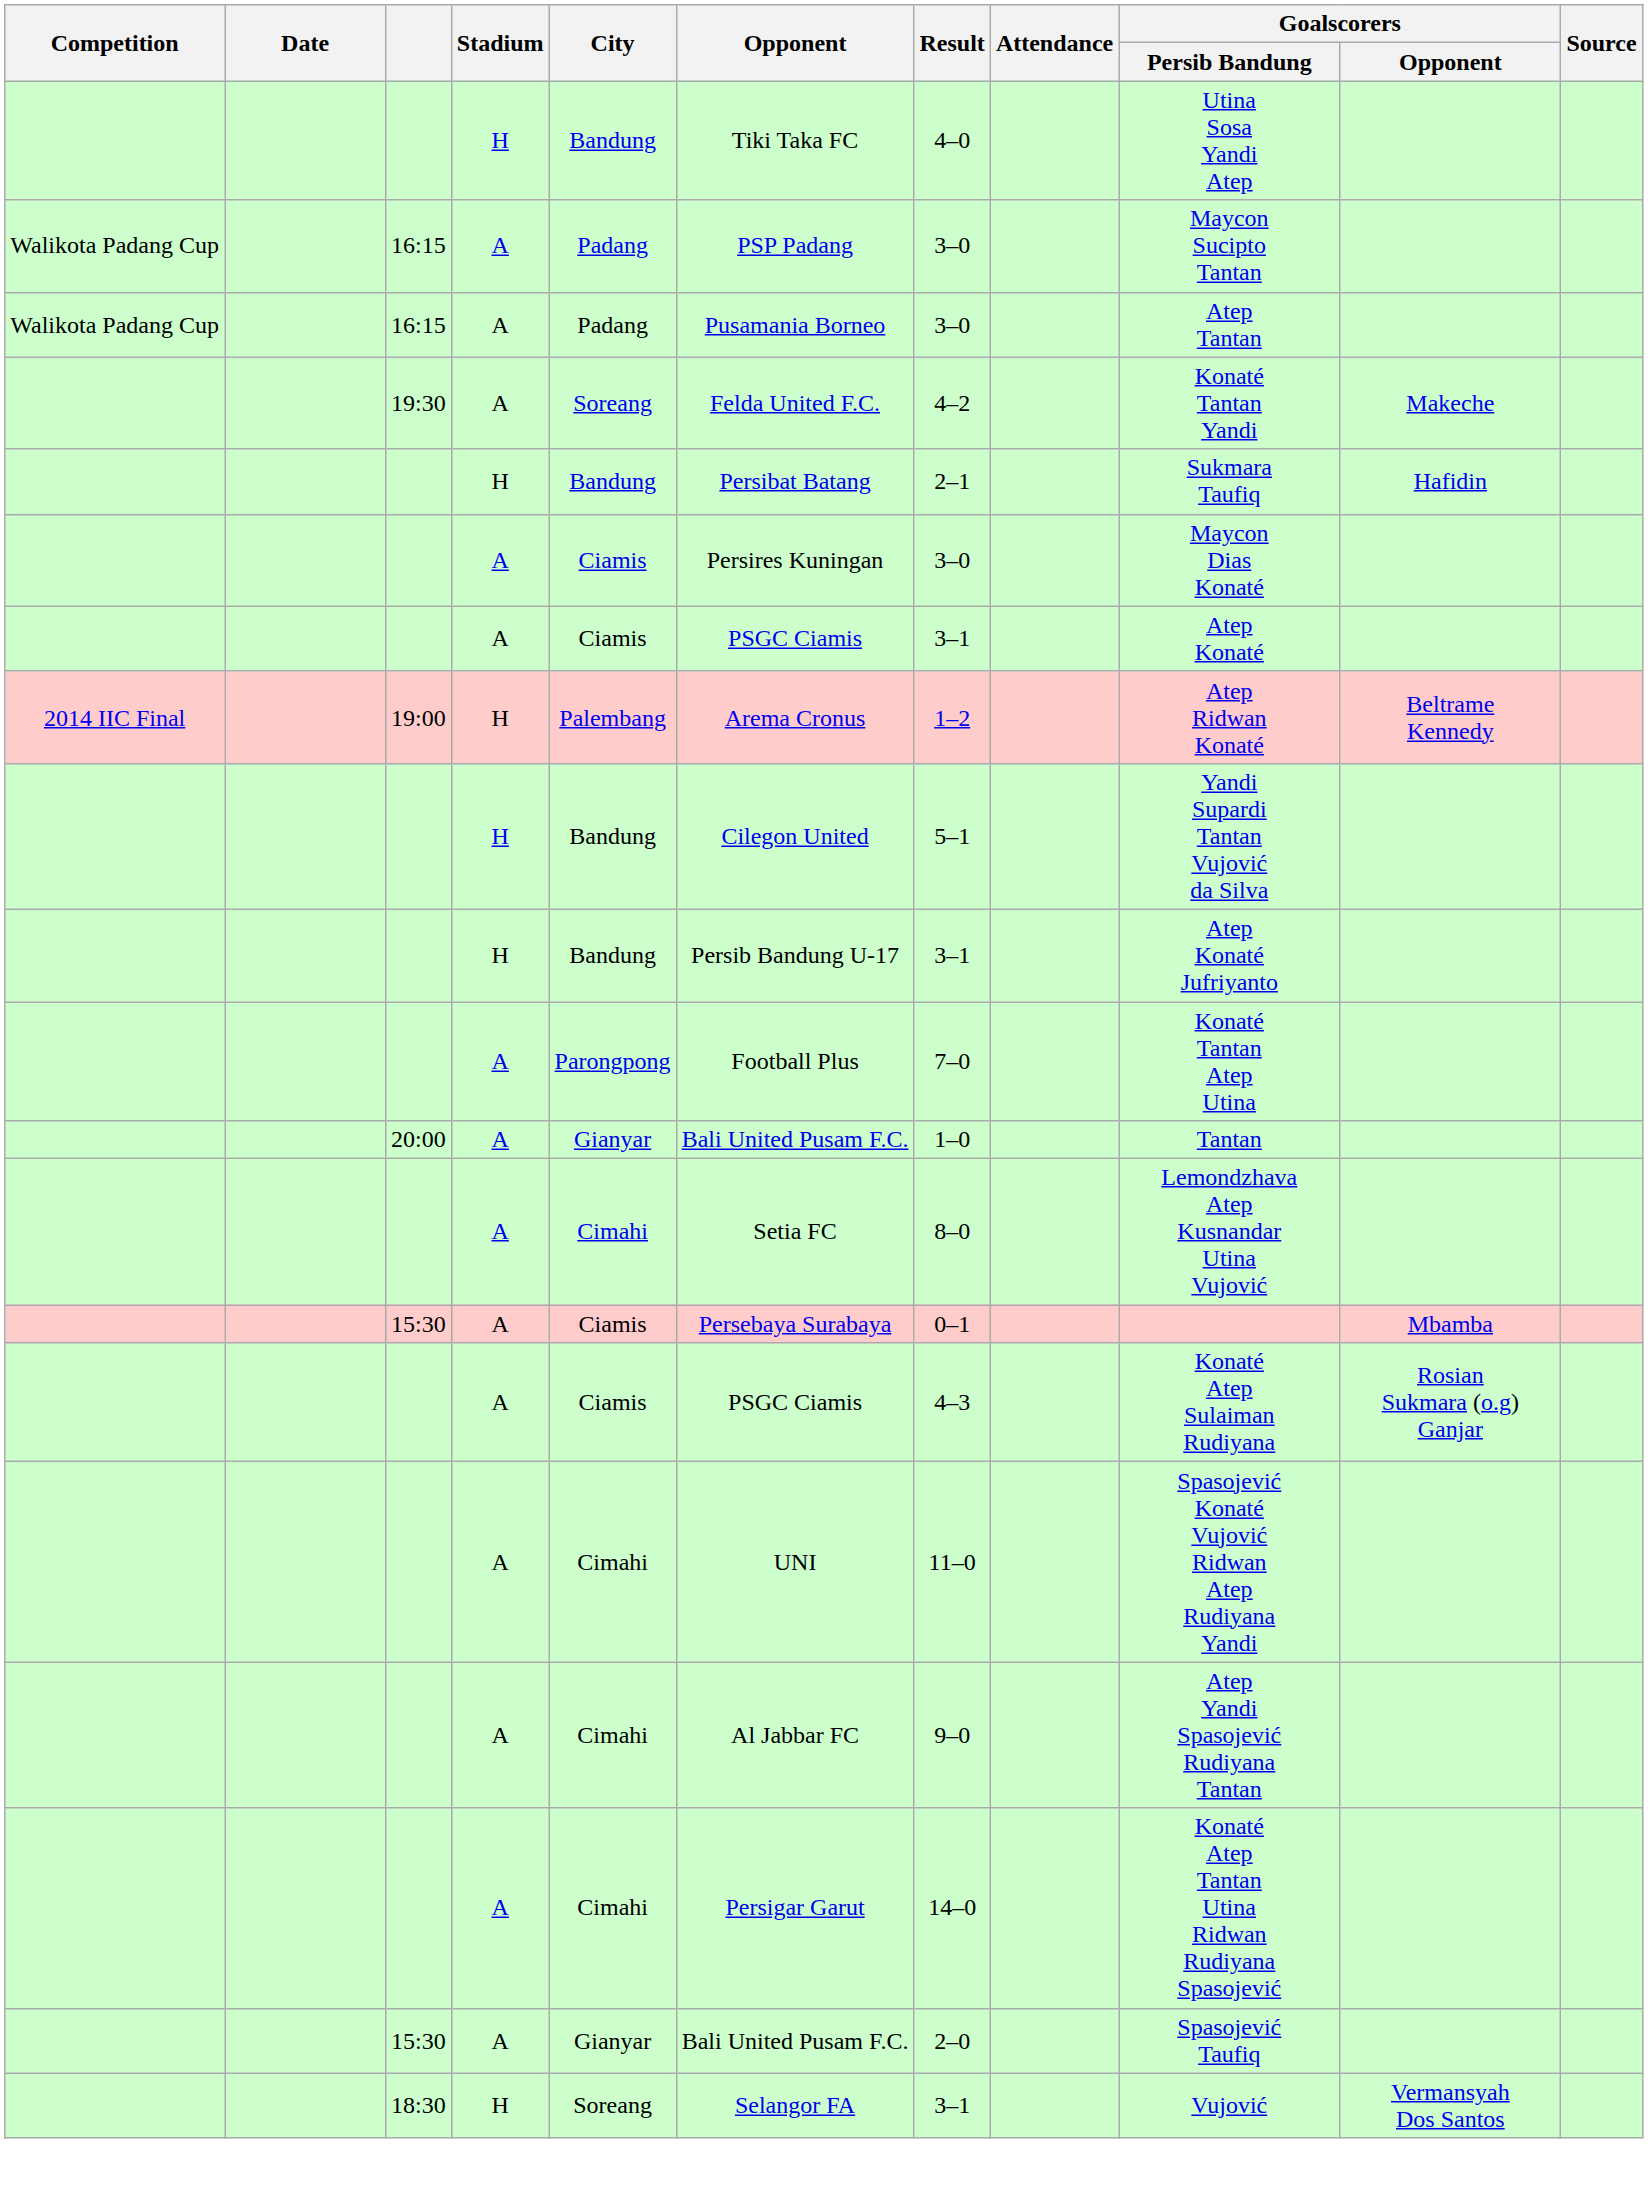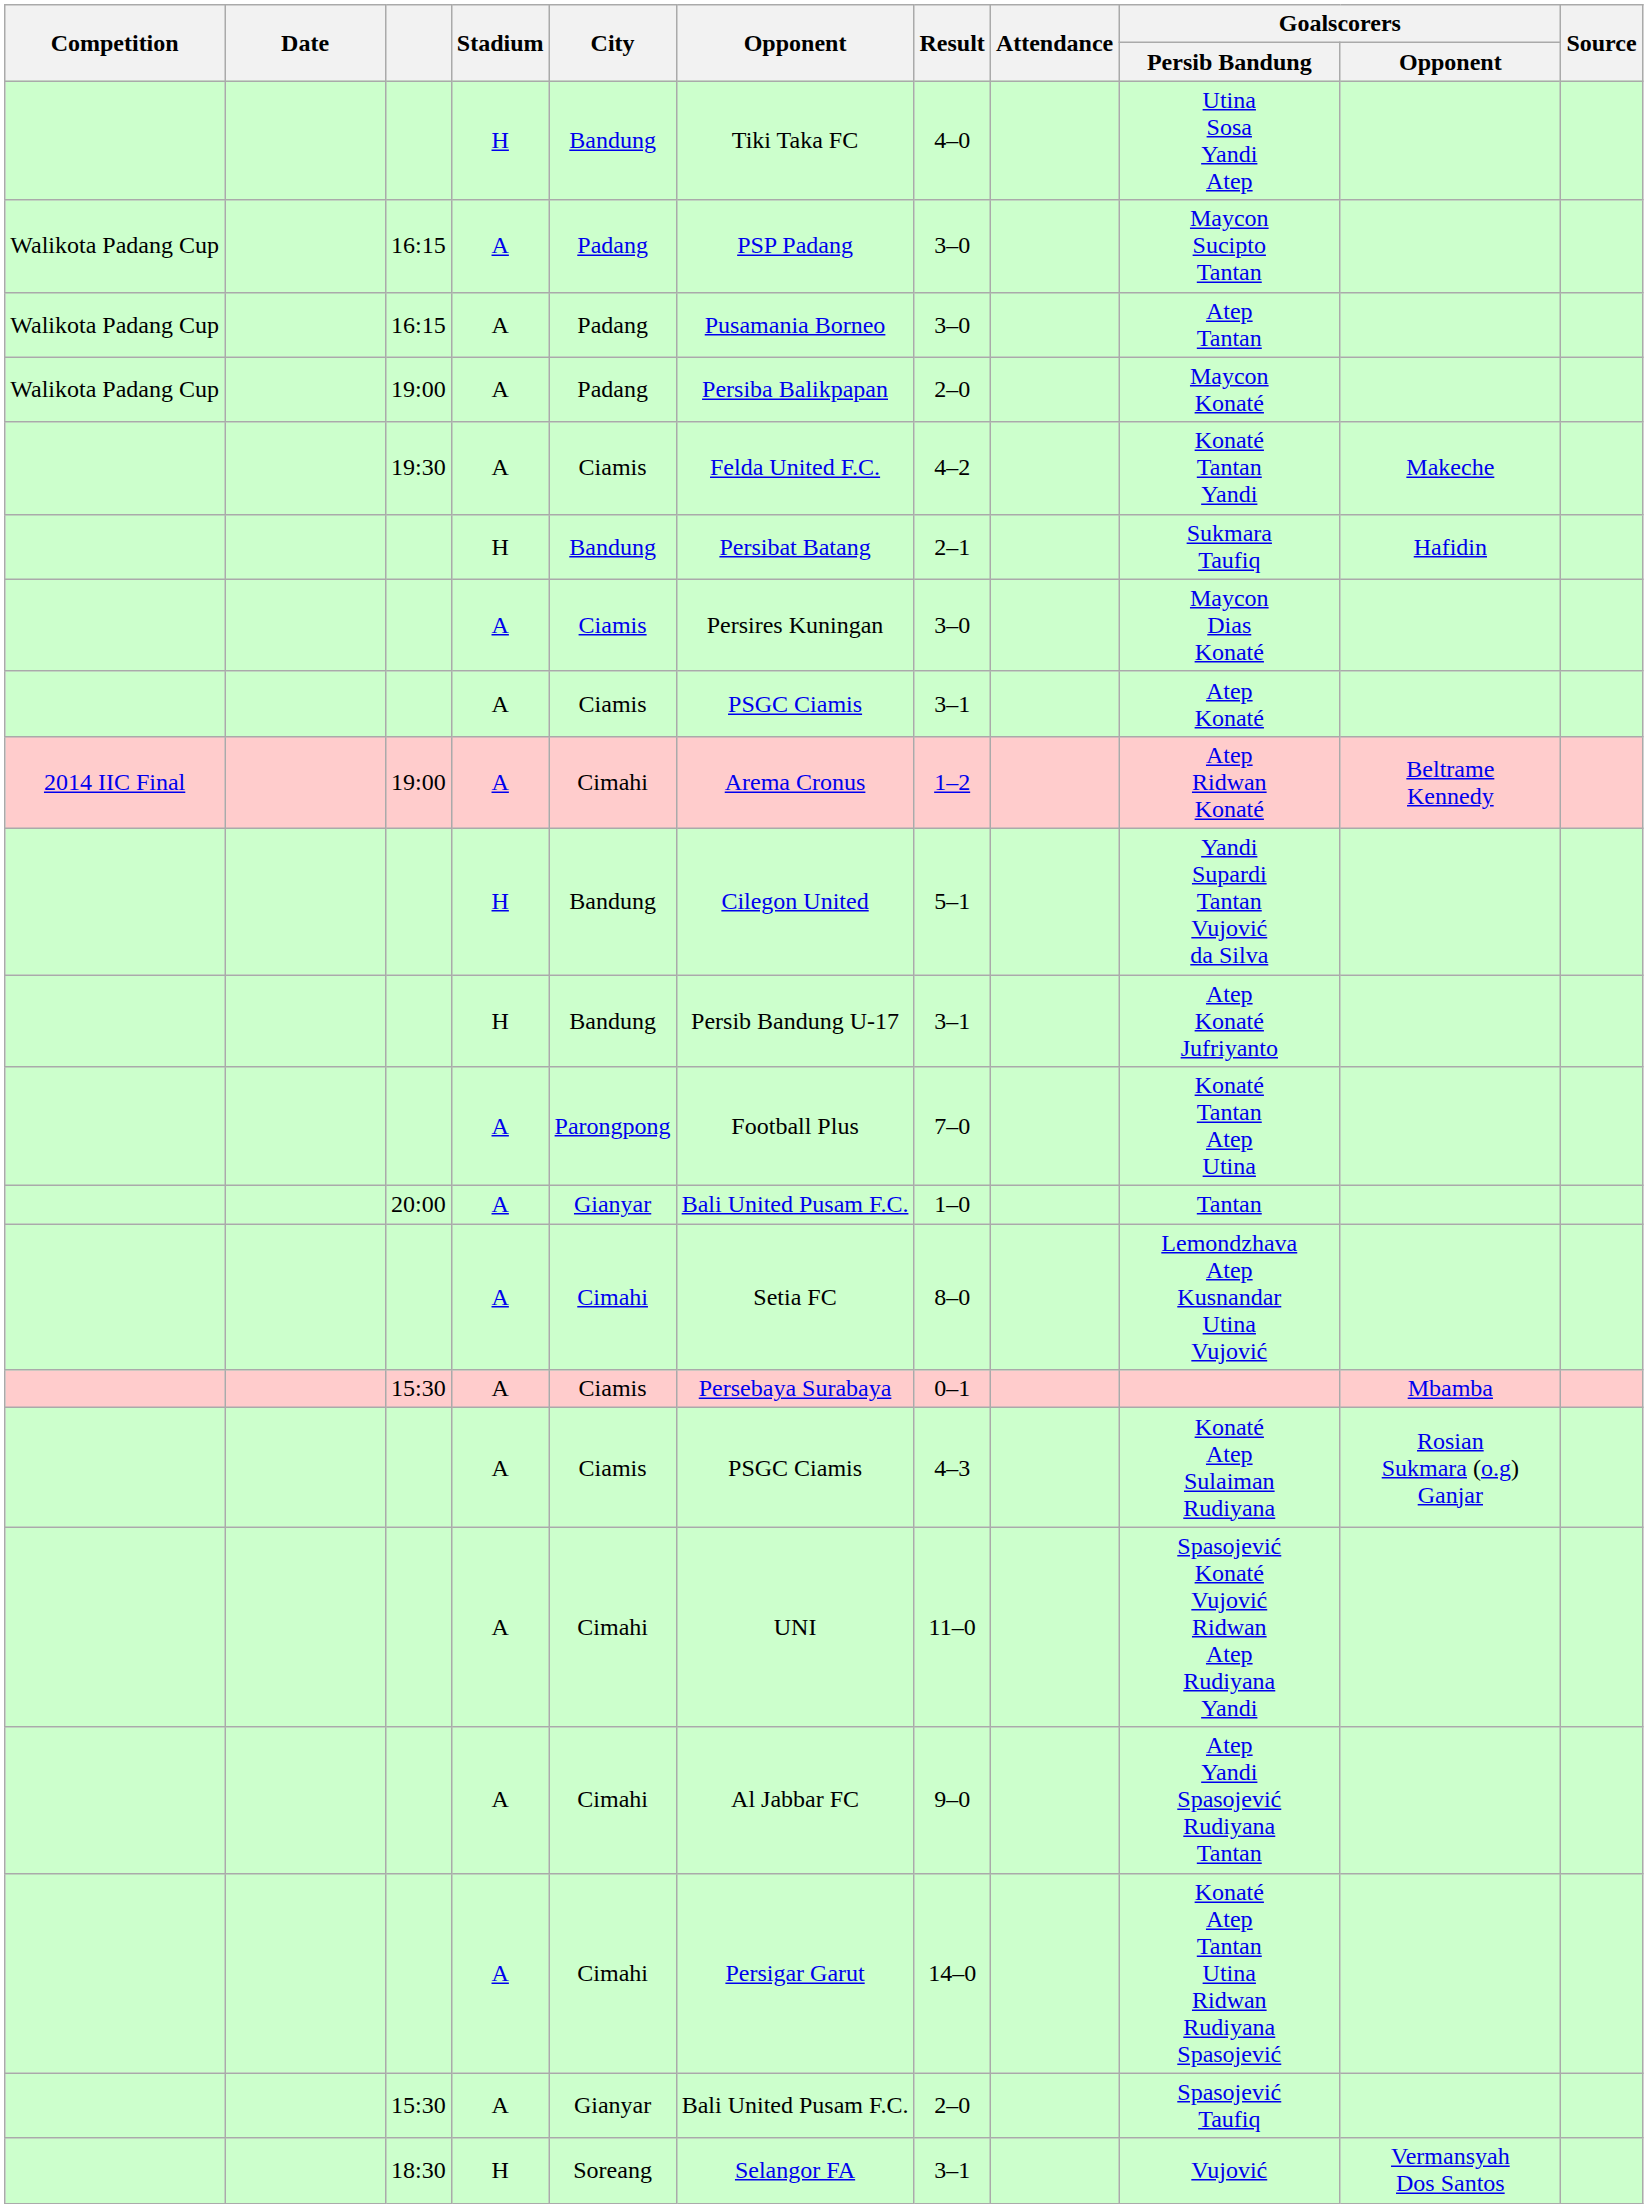+ row: (115, 389)
(613, 402) Soreang -> (613, 467) Ciamis
(500, 717) H -> (500, 782) A
(613, 717) Palembang -> (613, 782) Cimahi
